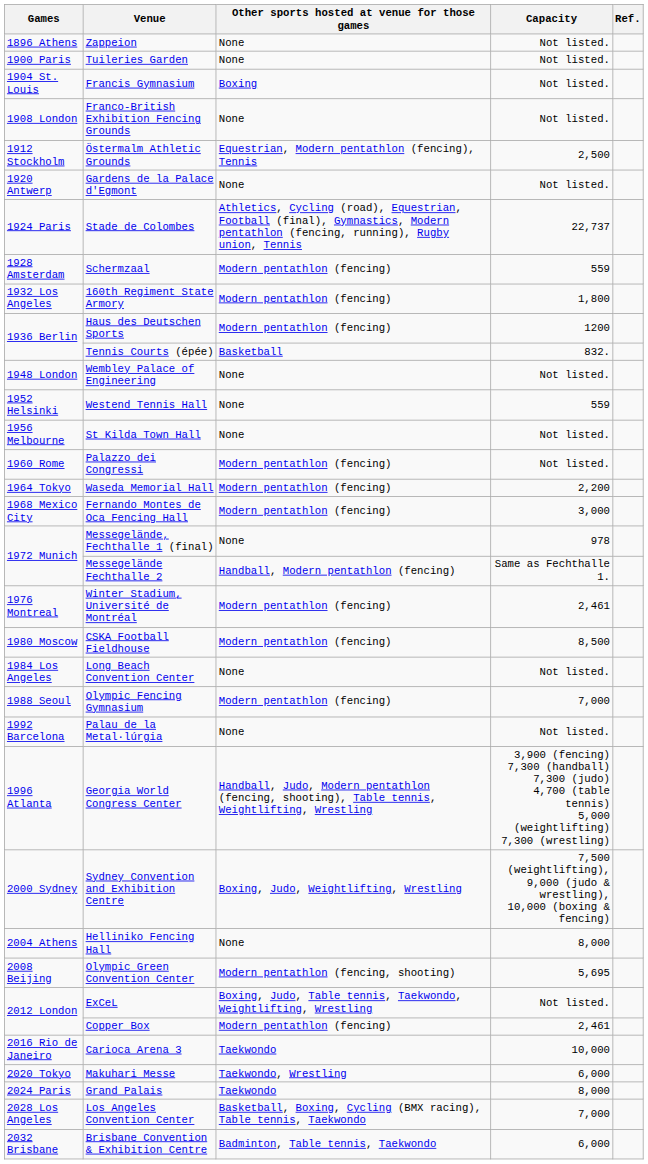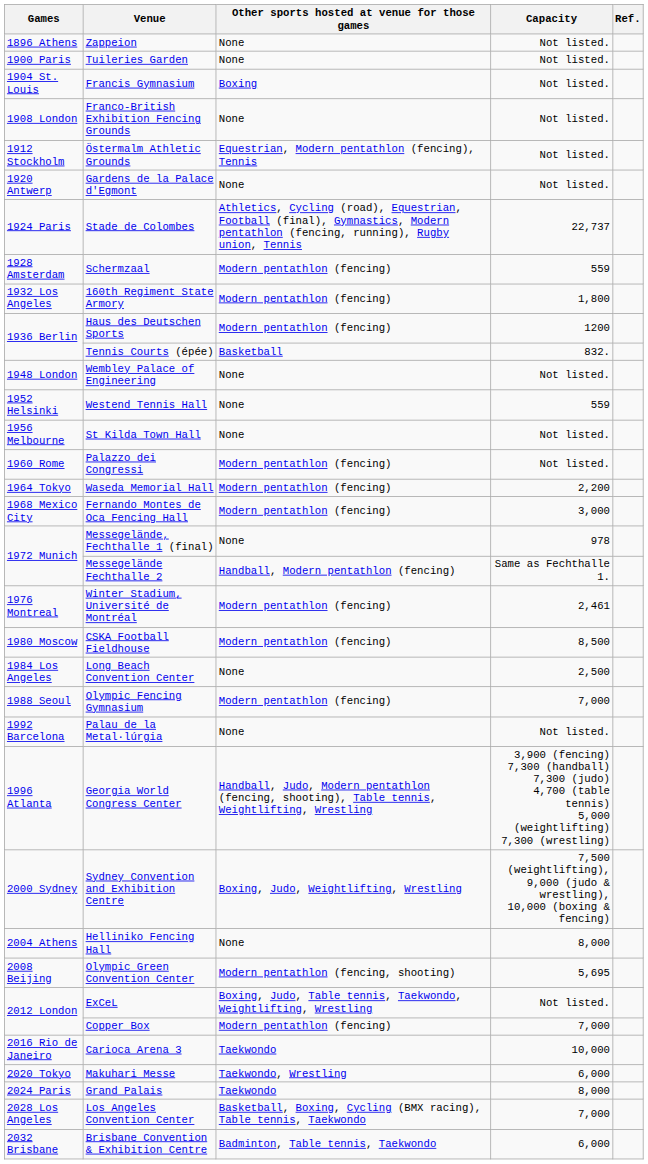(594, 155) 2,500 -> (575, 155) Not listed.
(575, 672) Not listed. -> (594, 672) 2,500
(594, 1026) 2,461 -> (594, 1026) 7,000
